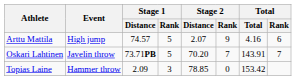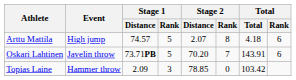(227, 40) 9 -> (227, 40) 8
(253, 40) 4.16 -> (253, 40) 4.18
(279, 54) 7 -> (279, 54) 6
(253, 69) 153.42 -> (253, 69) 103.42
